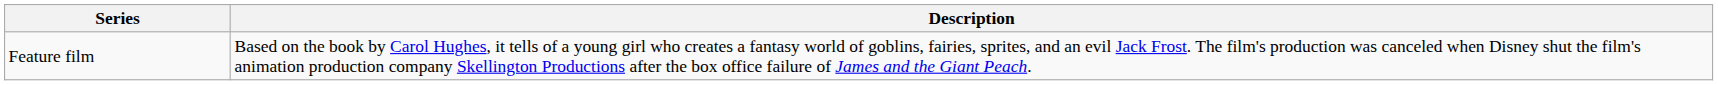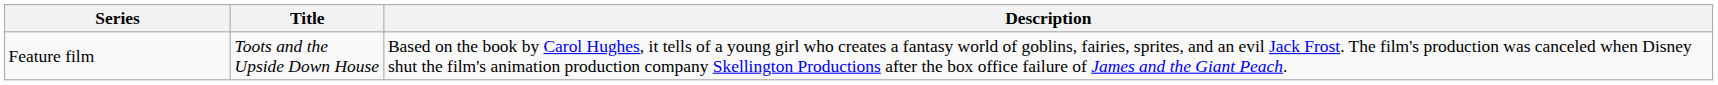+ column: (307, 18)
